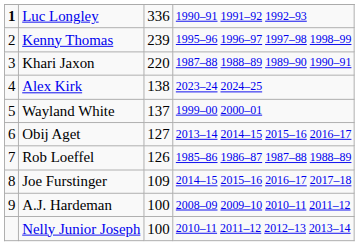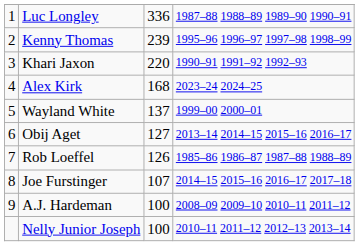(12, 16) bold -> (12, 16) normal
(241, 16) 1990–91 1991–92 1992–93 -> (264, 16) 1987–88 1988–89 1989–90 1990–91
(264, 63) 1987–88 1988–89 1989–90 1990–91 -> (241, 63) 1990–91 1991–92 1992–93
(158, 87) 138 -> (158, 87) 168
(158, 181) 109 -> (158, 181) 107
